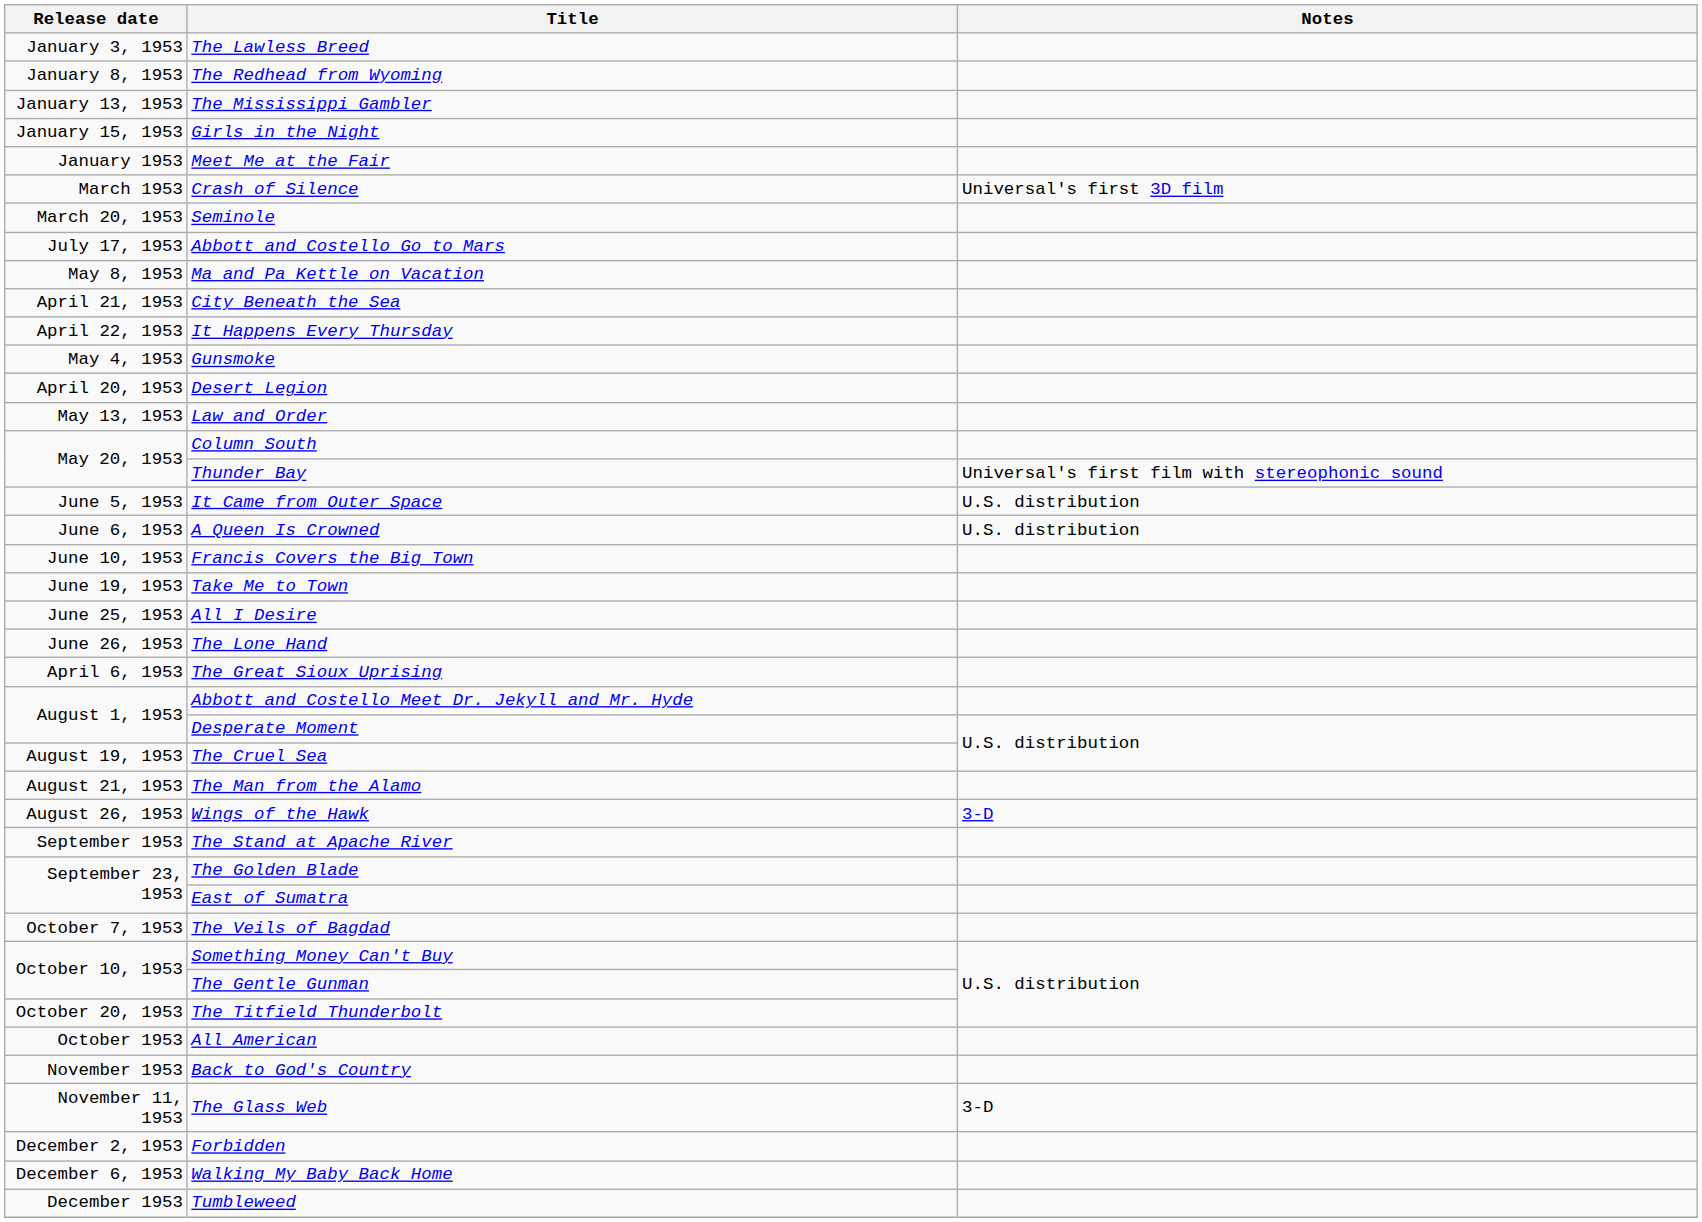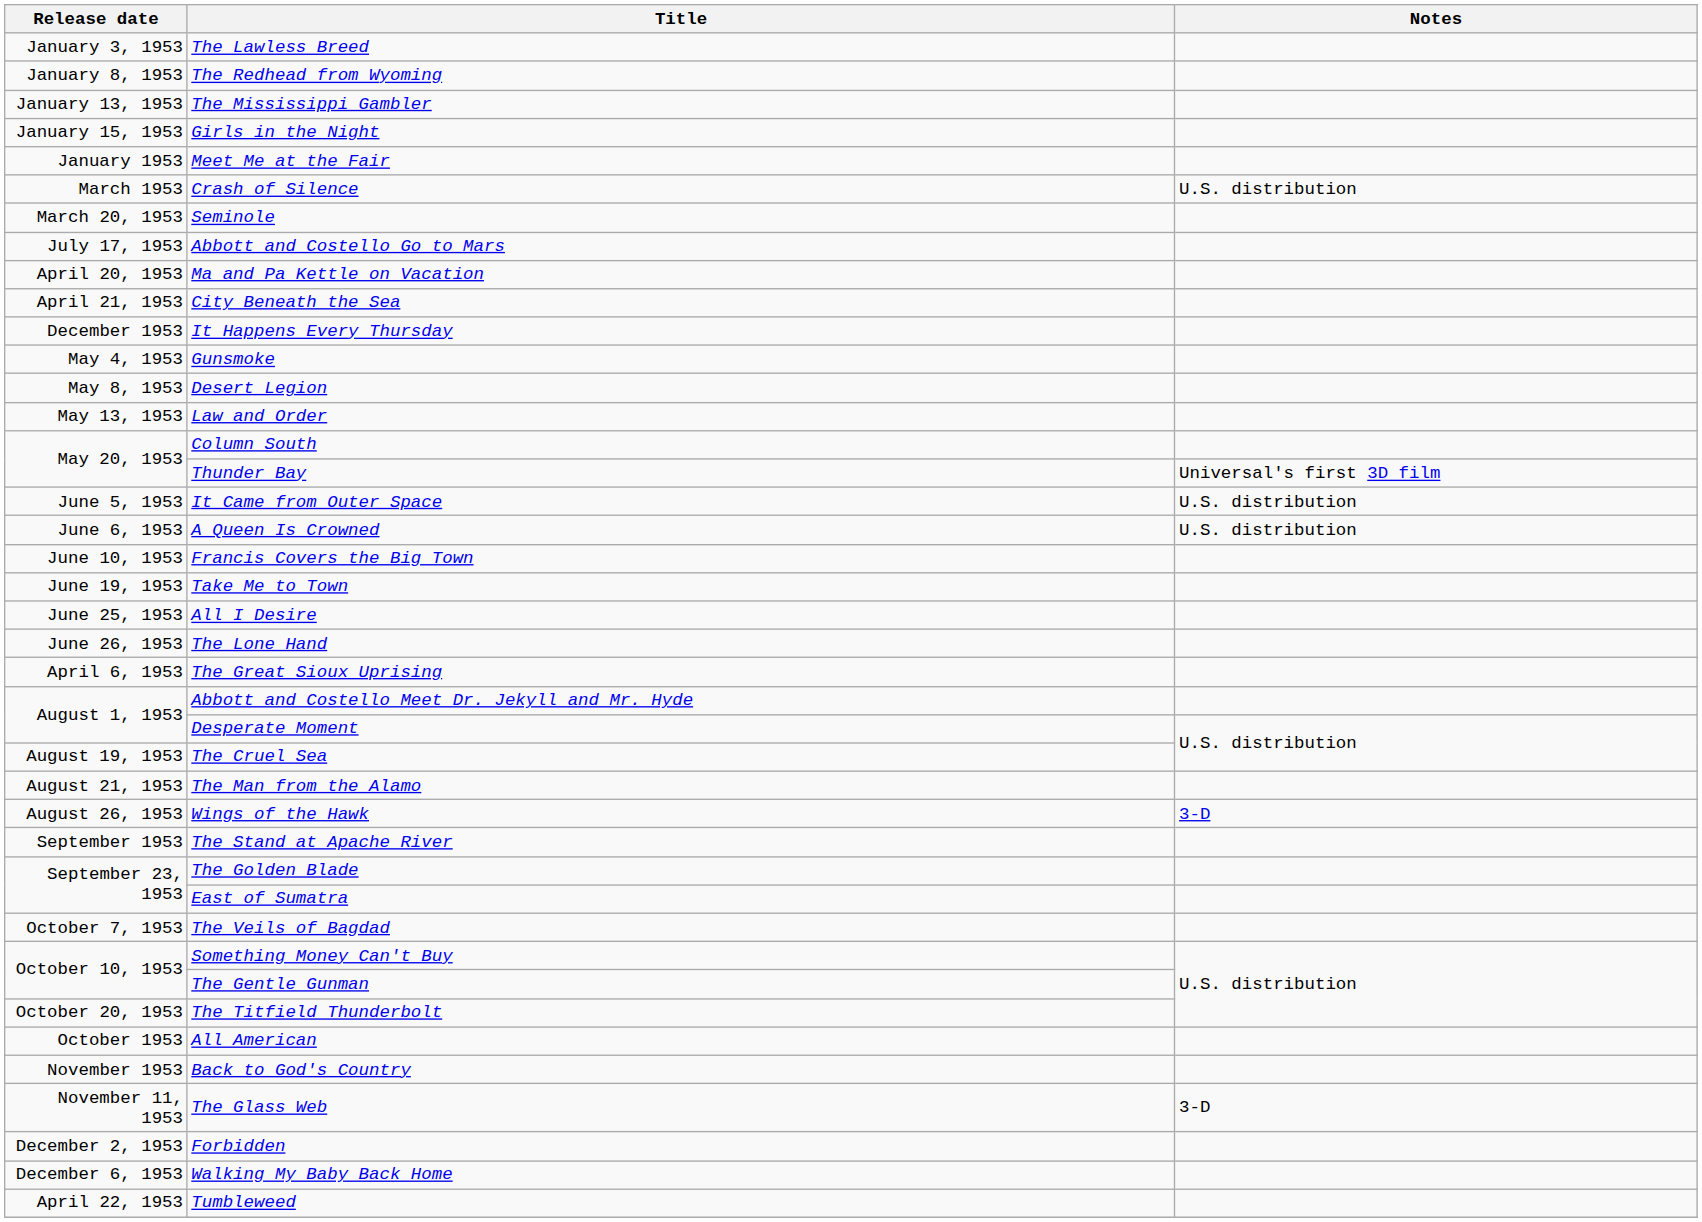(1093, 189) Universal's first 3D film -> (1268, 189) U.S. distribution
(126, 274) May 8, 1953 -> (110, 274) April 20, 1953
(110, 331) April 22, 1953 -> (115, 331) December 1953
(110, 388) April 20, 1953 -> (126, 388) May 8, 1953
(1203, 473) Universal's first film with stereophonic sound -> (1310, 473) Universal's first 3D film
(115, 1203) December 1953 -> (110, 1203) April 22, 1953
